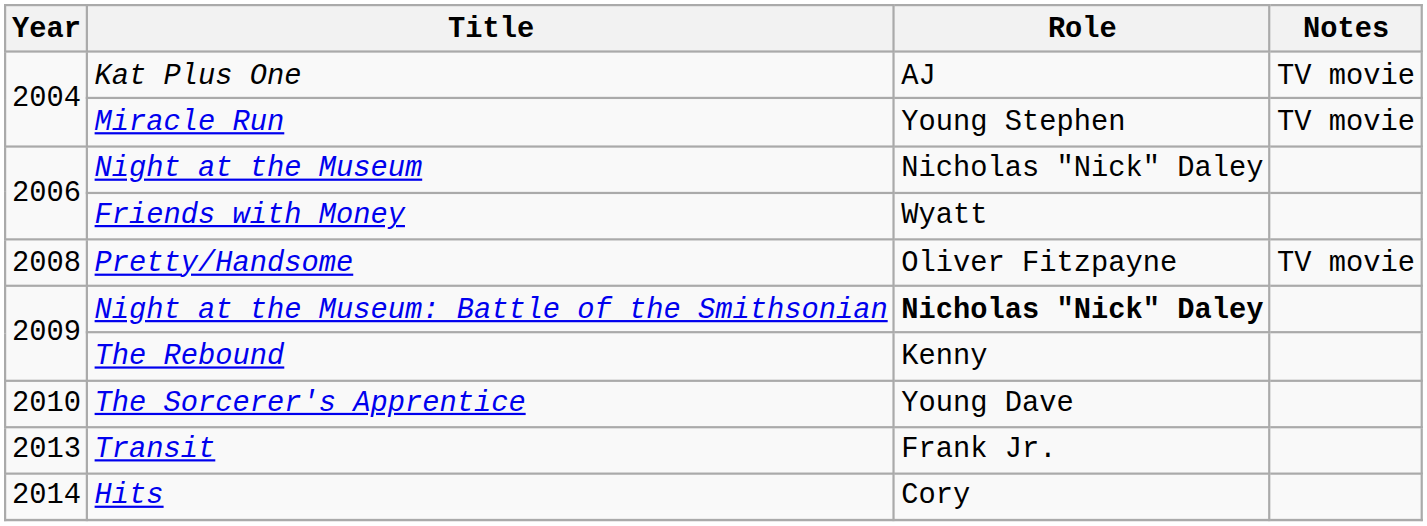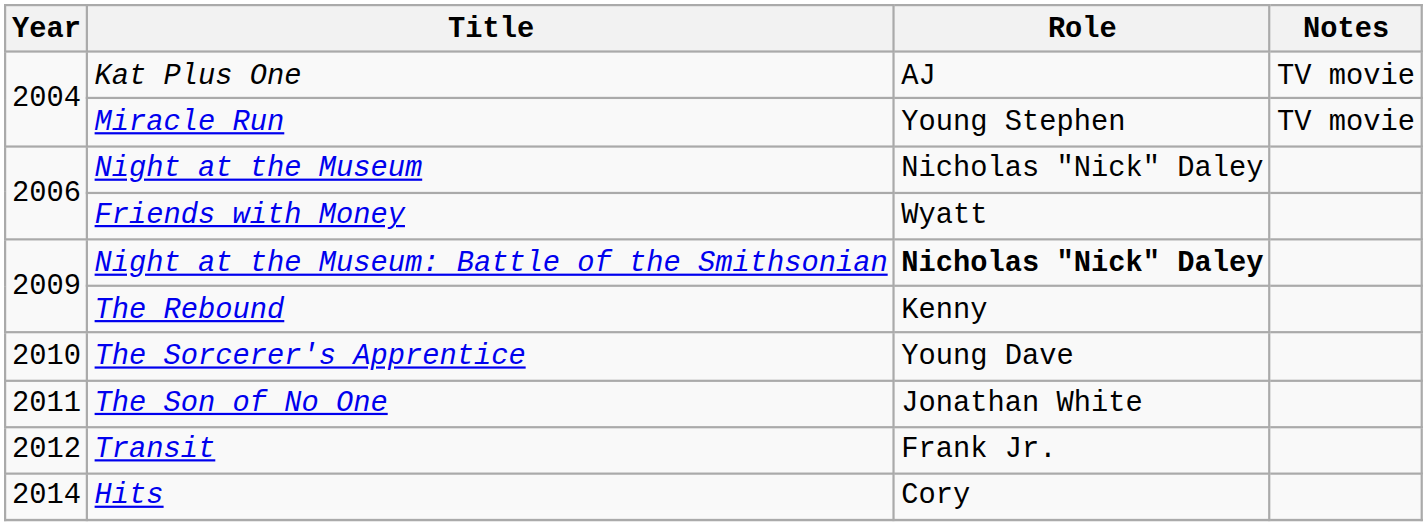- row: (224, 263)
+ row: (241, 403)
(46, 450) 2013 -> (46, 450) 2012
